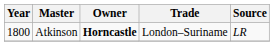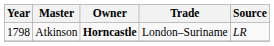(19, 31) 1800 -> (19, 31) 1798
